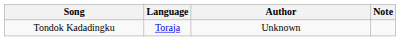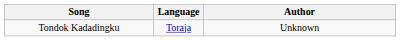- column: (383, 12)
